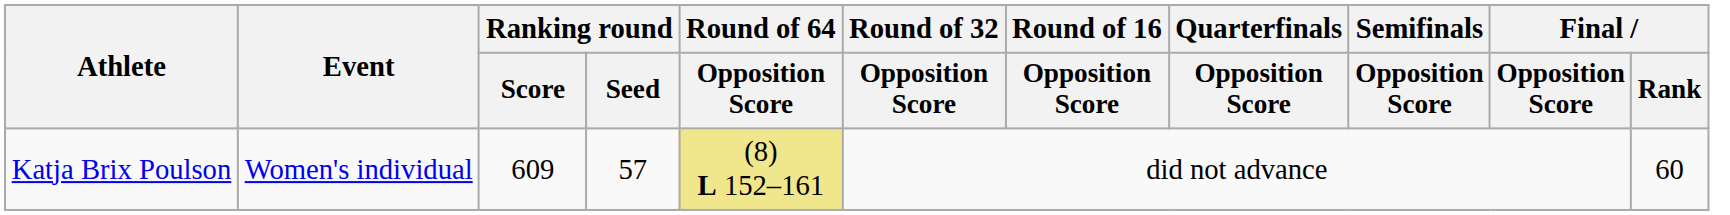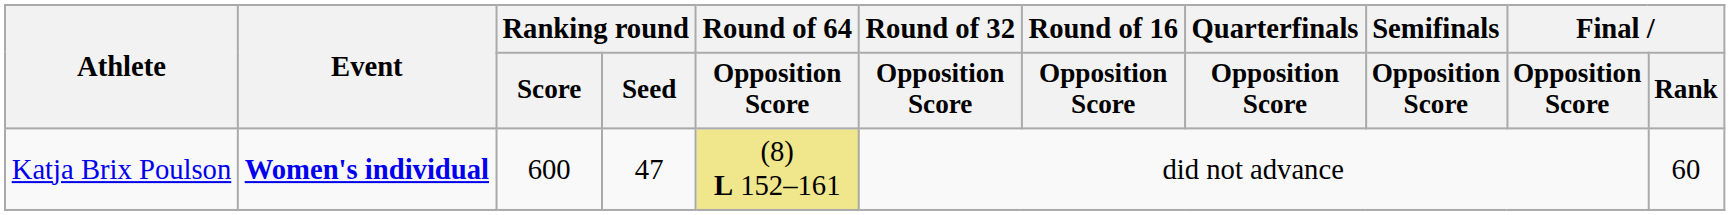(359, 169) normal -> (367, 169) bold
(533, 169) 609 -> (549, 169) 600
(633, 169) 57 -> (649, 169) 47
